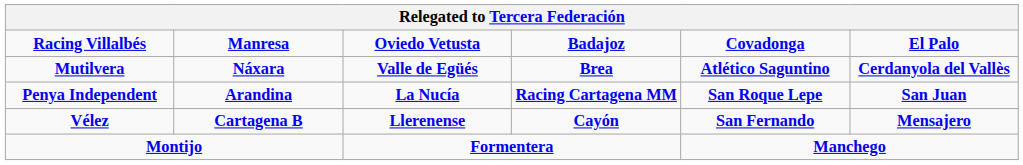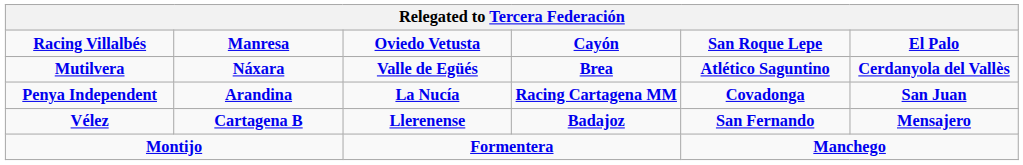(596, 43) Badajoz -> (596, 43) Cayón
(765, 43) Covadonga -> (765, 43) San Roque Lepe
(765, 95) San Roque Lepe -> (765, 95) Covadonga
(596, 120) Cayón -> (596, 120) Badajoz
